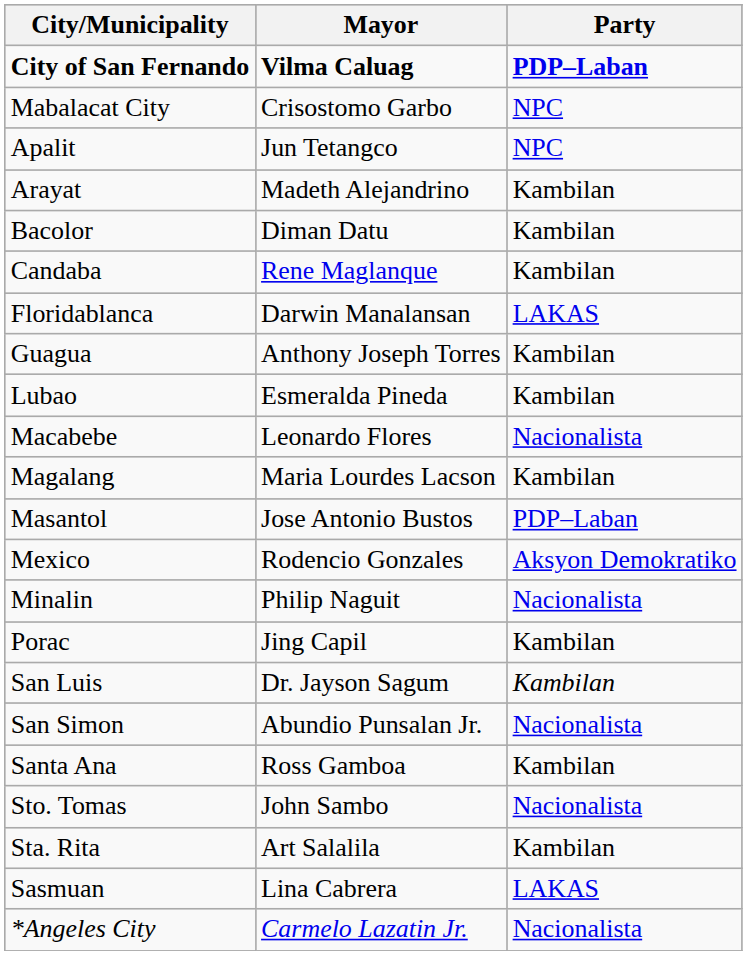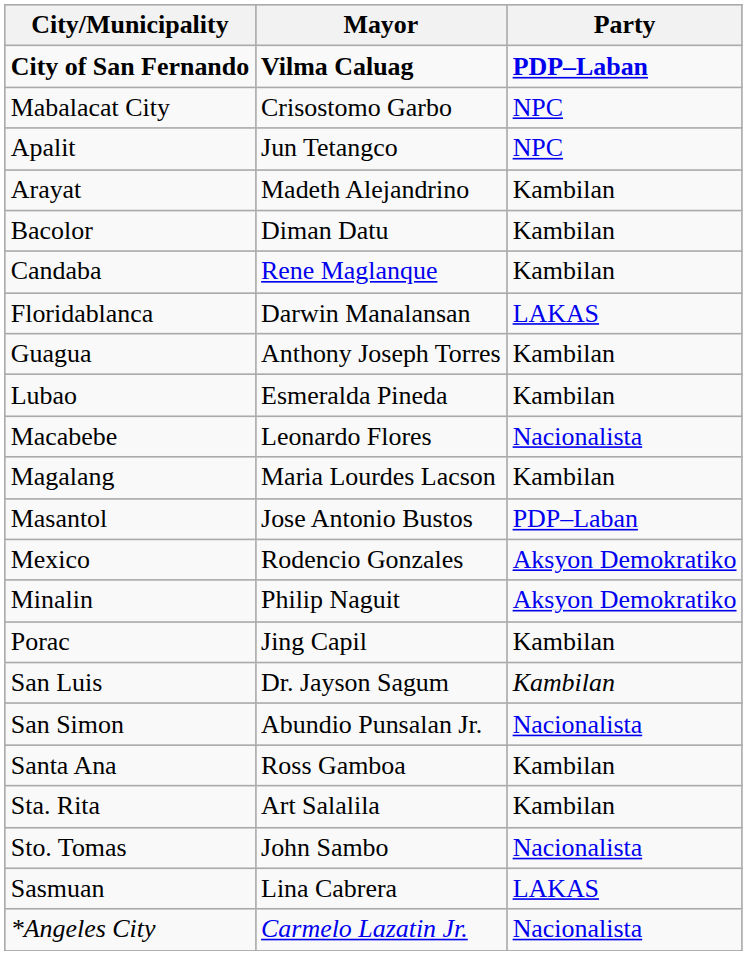(577, 600) Nacionalista -> (625, 600) Aksyon Demokratiko
rows swapped: (55, 847) <-> (69, 806)
